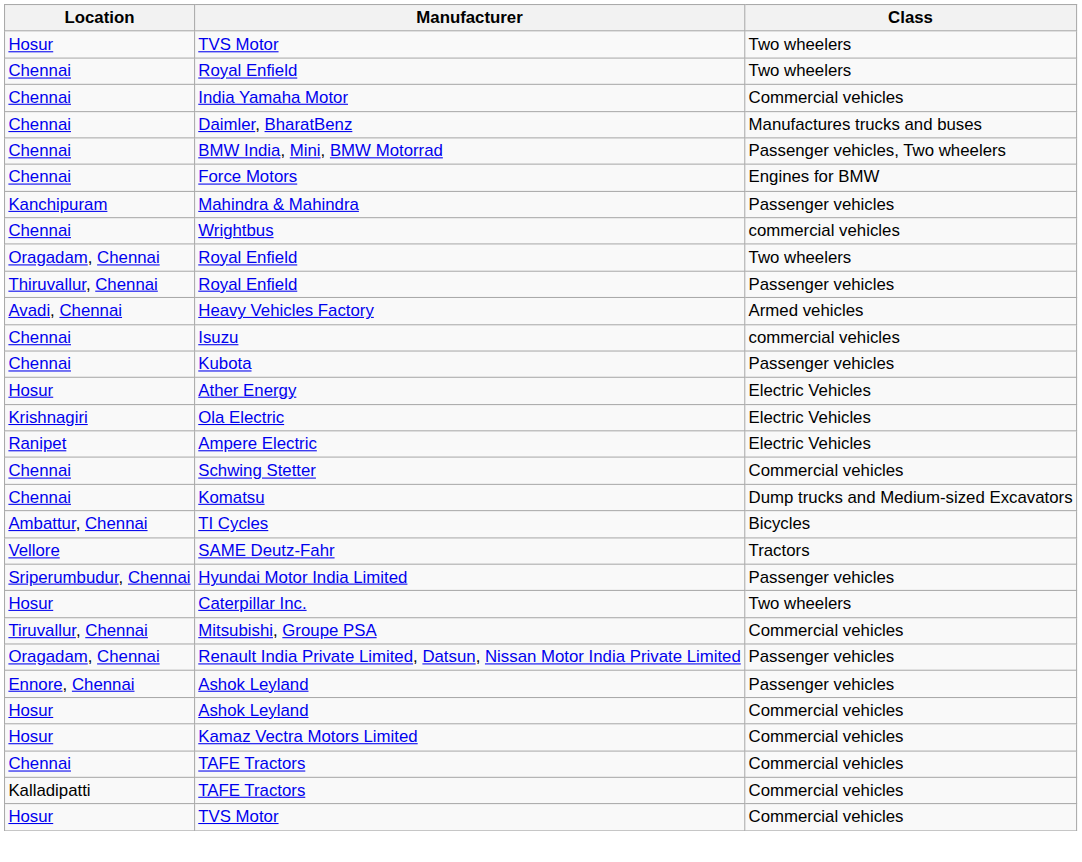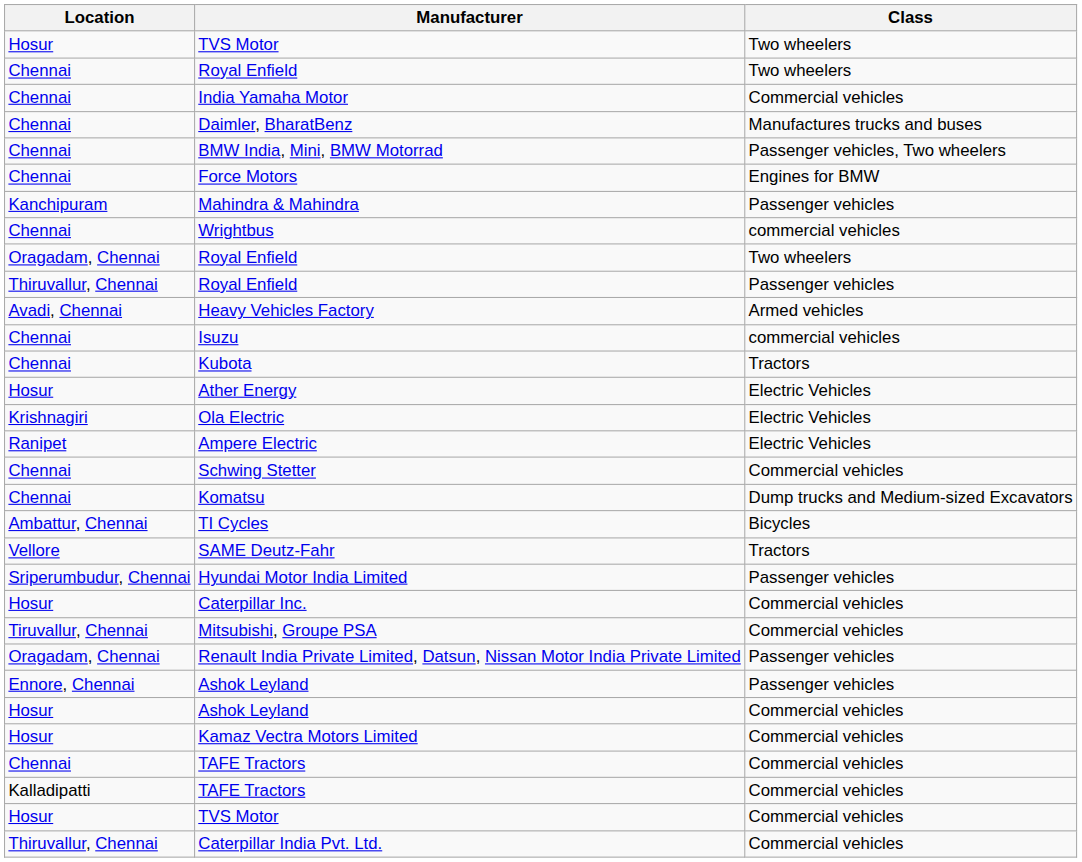(821, 364) Passenger vehicles -> (779, 364) Tractors
(800, 603) Two wheelers -> (826, 603) Commercial vehicles
+ row: (83, 843)
